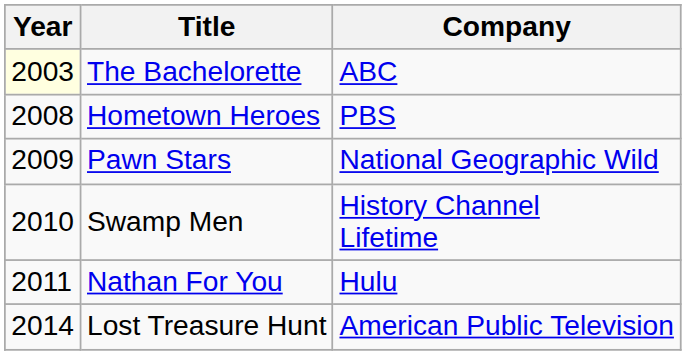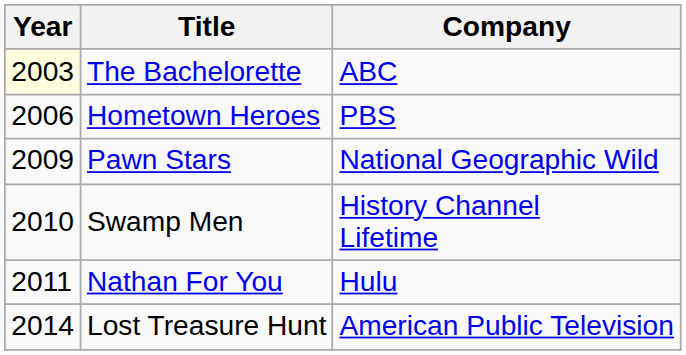(43, 116) 2008 -> (43, 116) 2006
